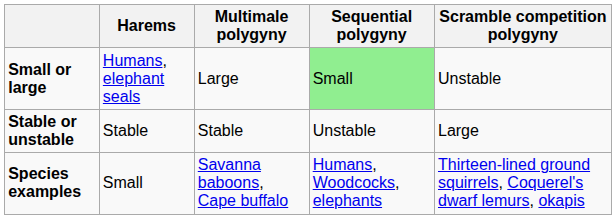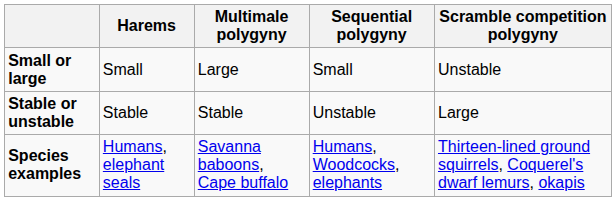(135, 78) Humans, elephant seals -> (123, 69) Small
(333, 78) lightgreen background -> (333, 69) no background
(123, 183) Small -> (135, 165) Humans, elephant seals
